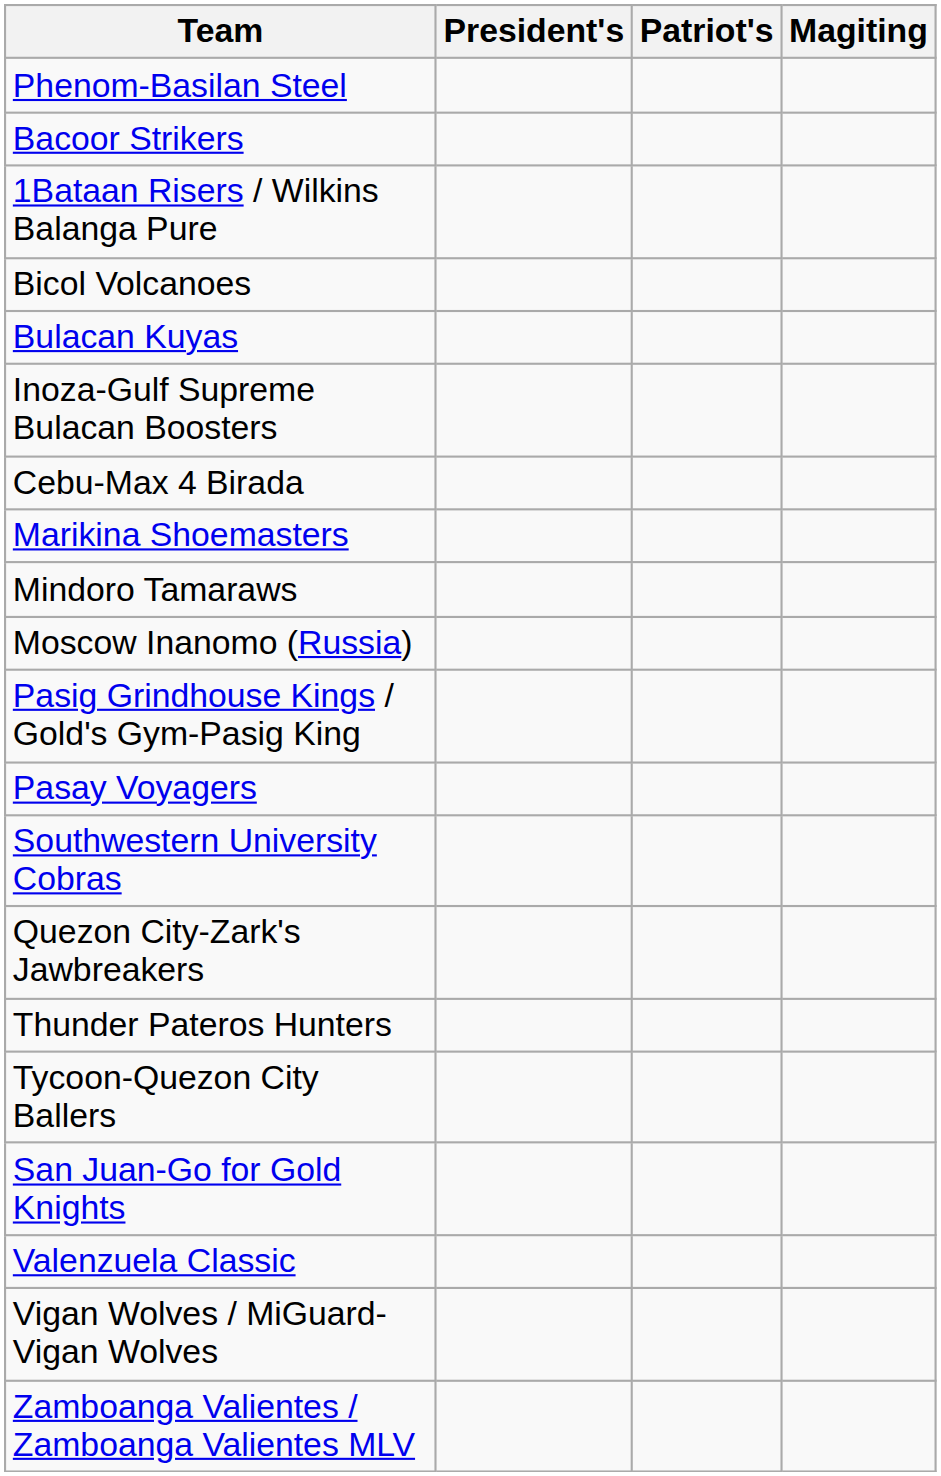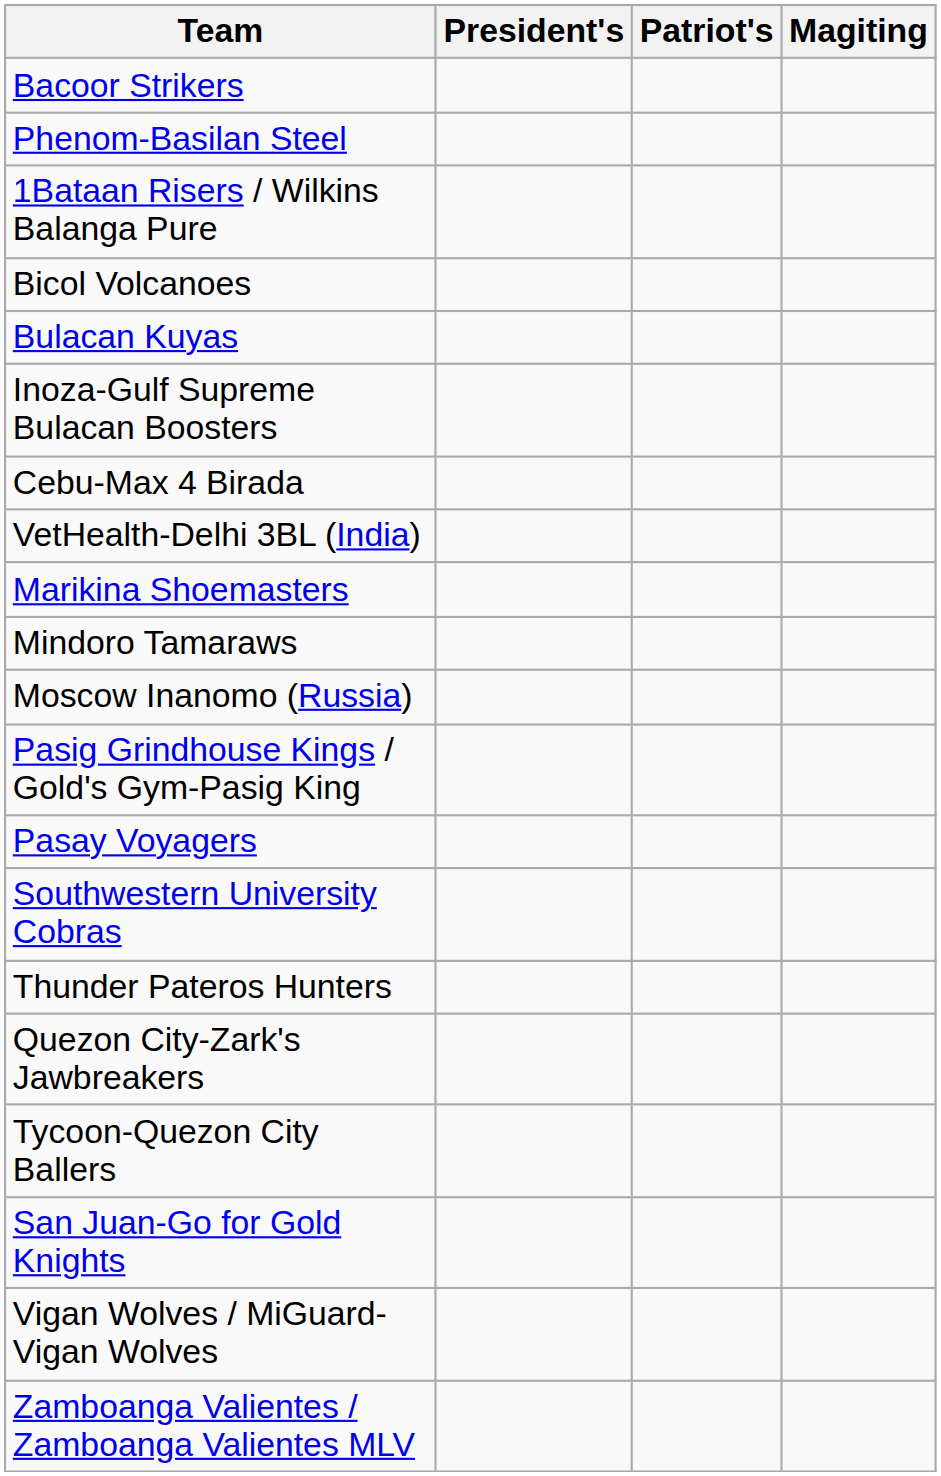rows swapped: (128, 138) <-> (180, 84)
+ row: (217, 535)
rows swapped: (202, 1024) <-> (157, 951)
- row: (154, 1260)
